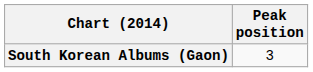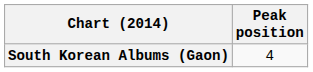(270, 56) 3 -> (270, 56) 4
